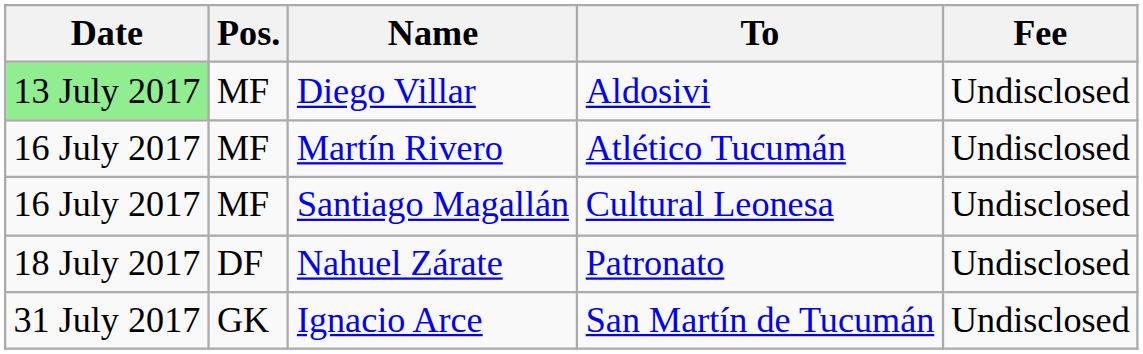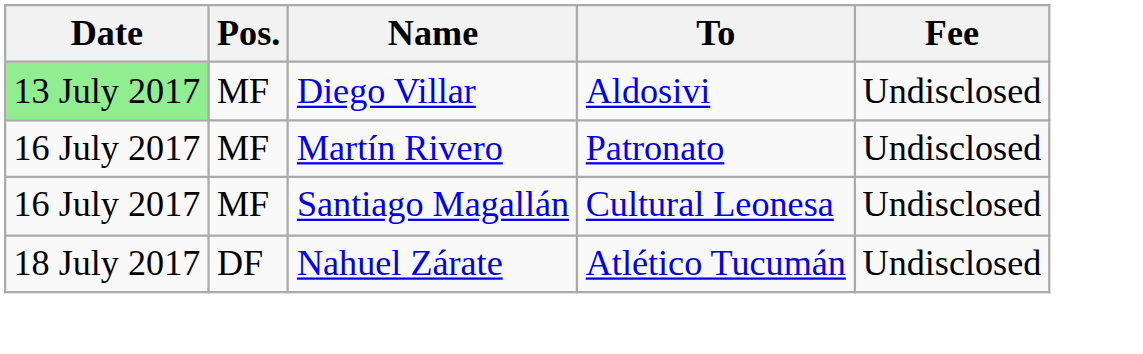(716, 147) Atlético Tucumán -> (655, 147) Patronato
(655, 262) Patronato -> (716, 262) Atlético Tucumán
- row: (390, 319)
